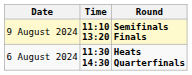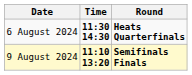rows swapped: (42, 57) <-> (42, 32)
